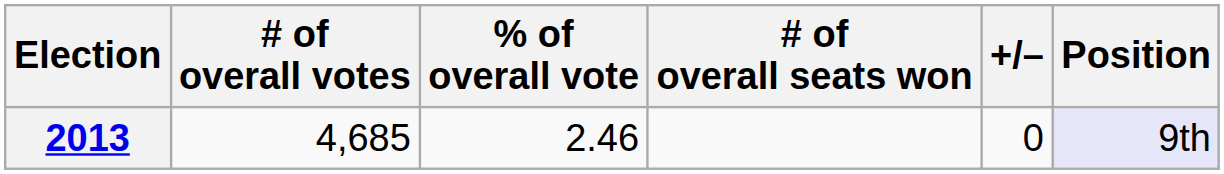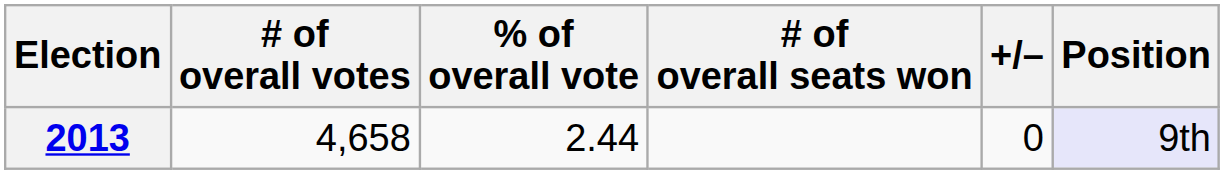(363, 137) 4,685 -> (363, 137) 4,658
(602, 137) 2.46 -> (602, 137) 2.44
